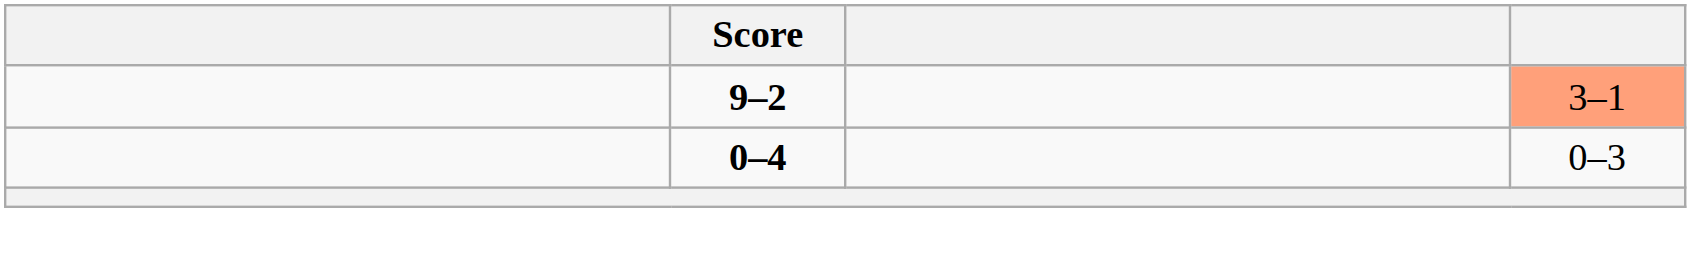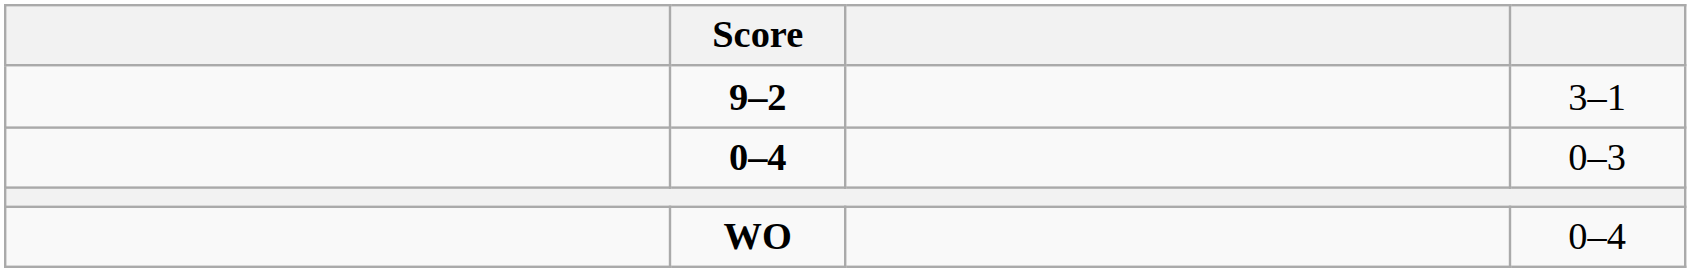(1597, 95) lightsalmon background -> (1597, 95) no background
+ row: (758, 235)
